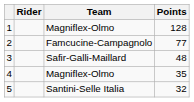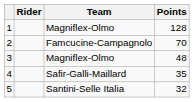(181, 43) 77 -> (181, 43) 70
(86, 58) Safir-Galli-Maillard -> (80, 58) Magniflex-Olmo
(80, 74) Magniflex-Olmo -> (86, 74) Safir-Galli-Maillard
